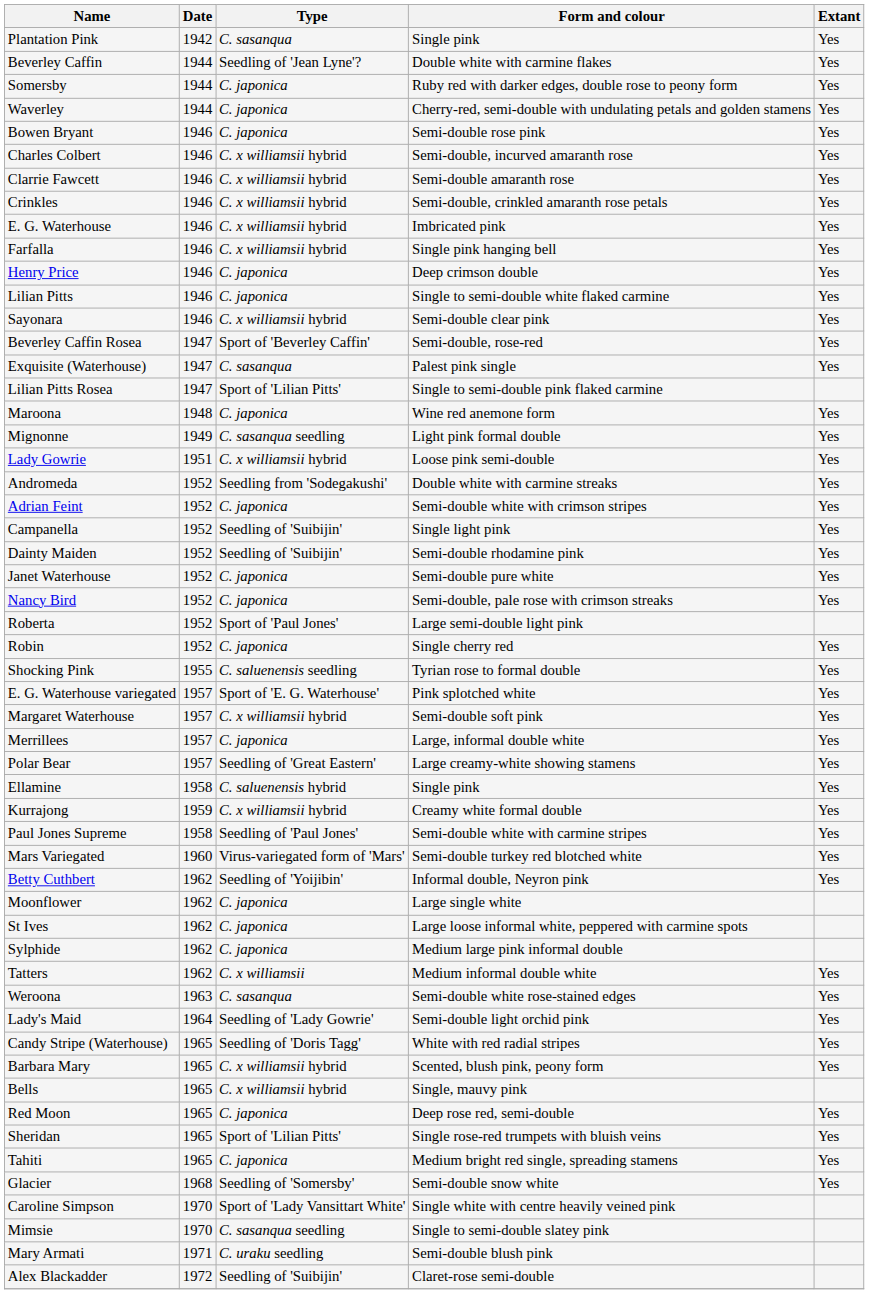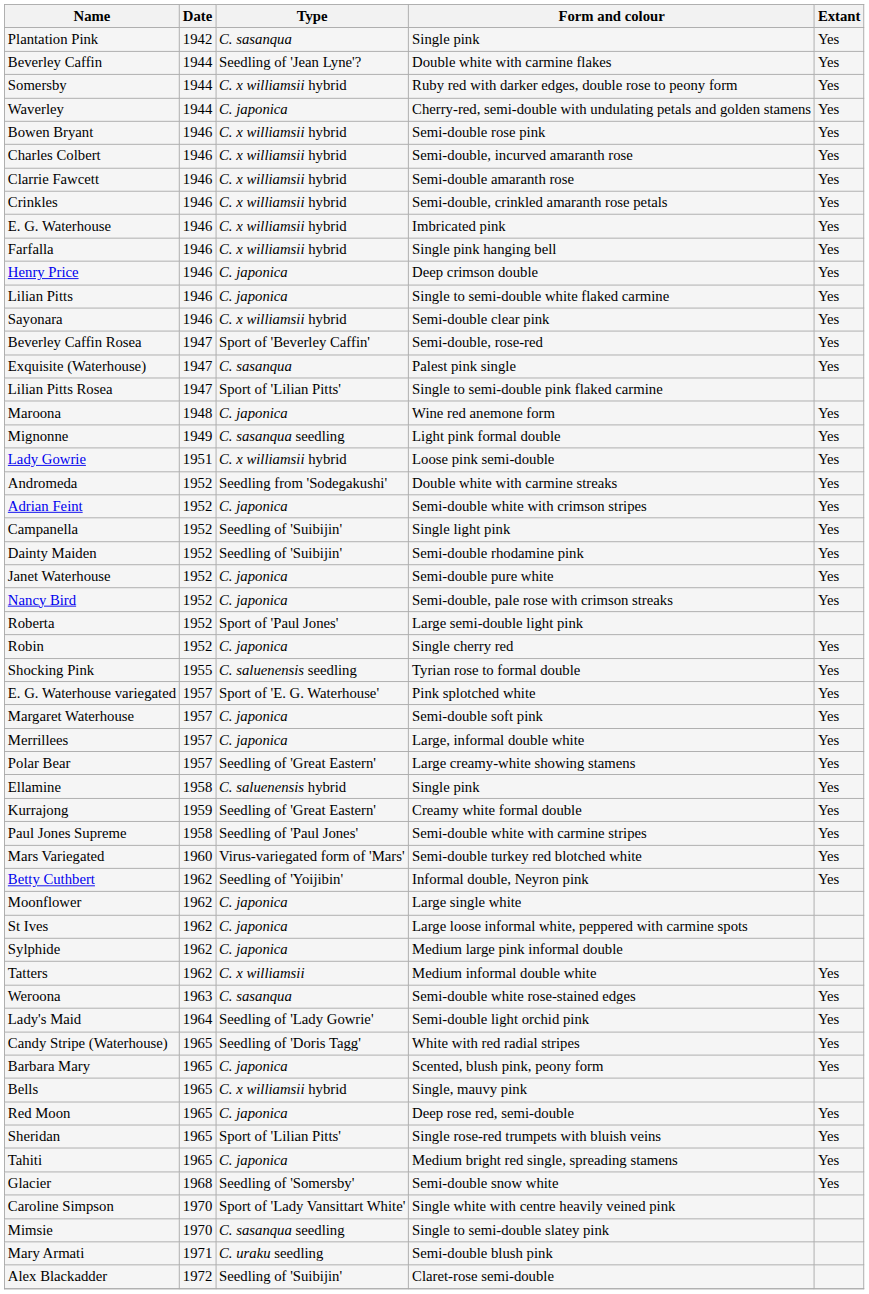(253, 86) C. japonica -> (283, 86) C. x williamsii hybrid
(253, 132) C. japonica -> (283, 132) C. x williamsii hybrid
(283, 716) C. x williamsii hybrid -> (253, 716) C. japonica
(283, 809) C. x williamsii hybrid -> (298, 809) Seedling of 'Great Eastern'
(283, 1066) C. x williamsii hybrid -> (253, 1066) C. japonica
